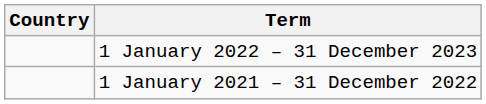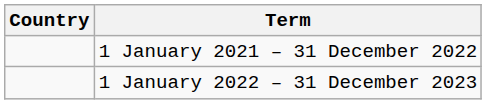rows swapped: (288, 83) <-> (288, 51)
